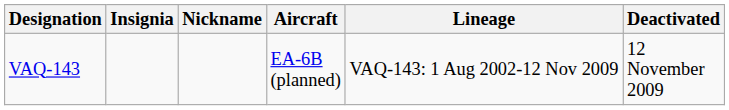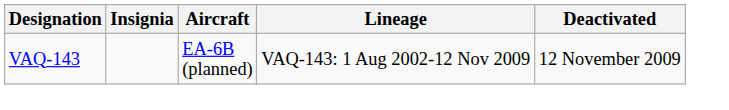- column: (222, 19)
